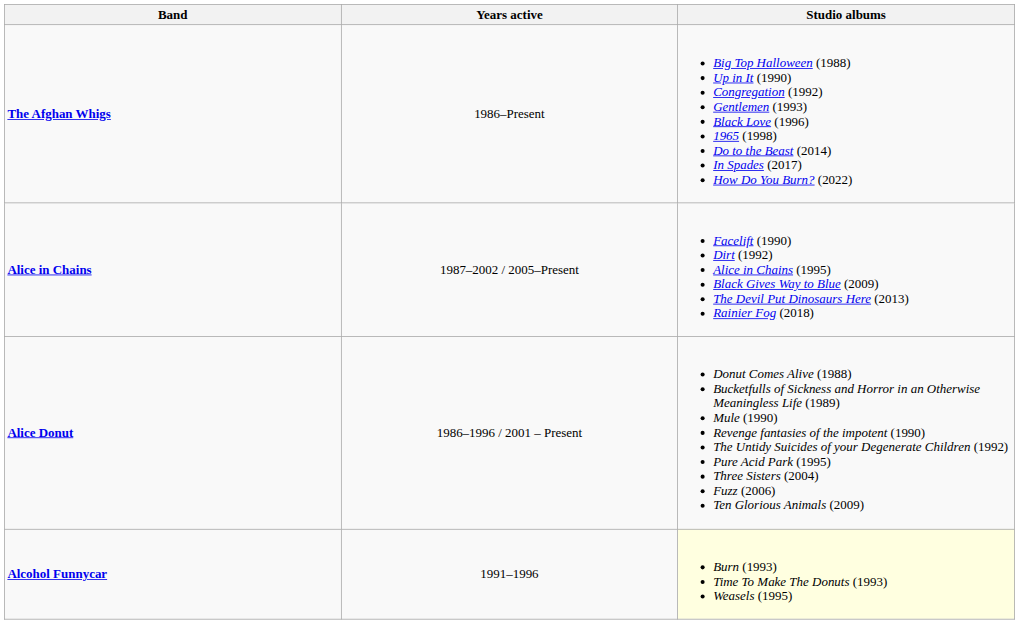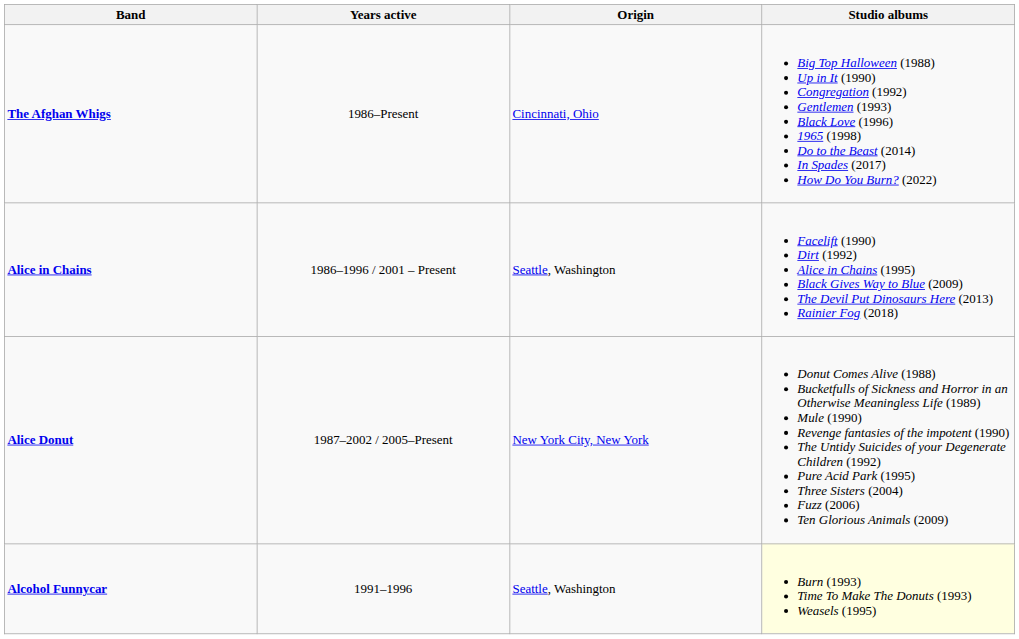+ column: (636, 14)
(509, 269) 1987–2002 / 2005–Present -> (383, 269) 1986–1996 / 2001 – Present
(509, 432) 1986–1996 / 2001 – Present -> (383, 440) 1987–2002 / 2005–Present
